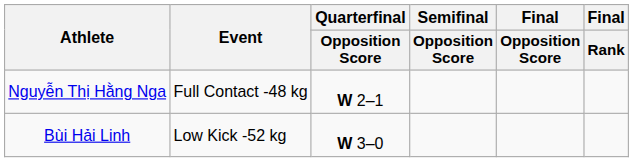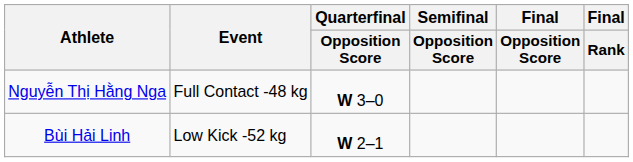(360, 101) W 2–1 -> (360, 101) W 3–0
(360, 144) W 3–0 -> (360, 144) W 2–1
